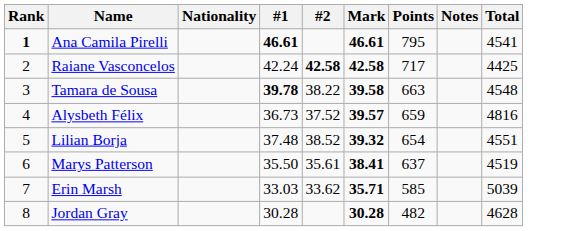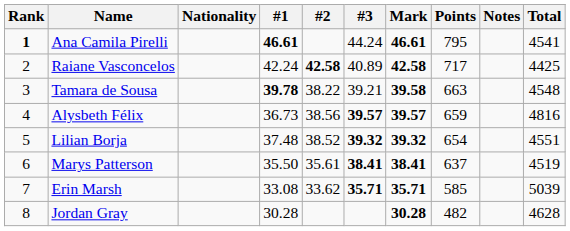+ column: (365, 16)
(323, 115) 37.52 -> (323, 115) 38.56
(281, 189) 33.03 -> (281, 189) 33.08
